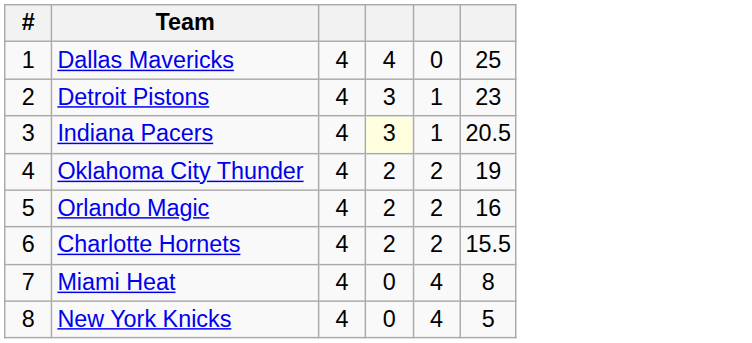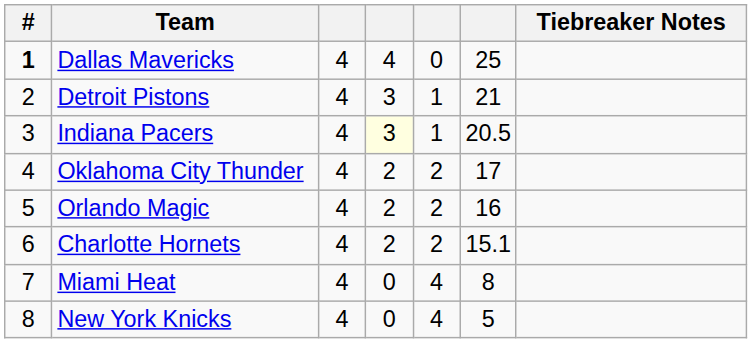+ column: (631, 23)
(28, 60) normal -> (28, 60) bold
(488, 97) 23 -> (488, 97) 21
(488, 171) 19 -> (488, 171) 17
(488, 245) 15.5 -> (488, 245) 15.1
